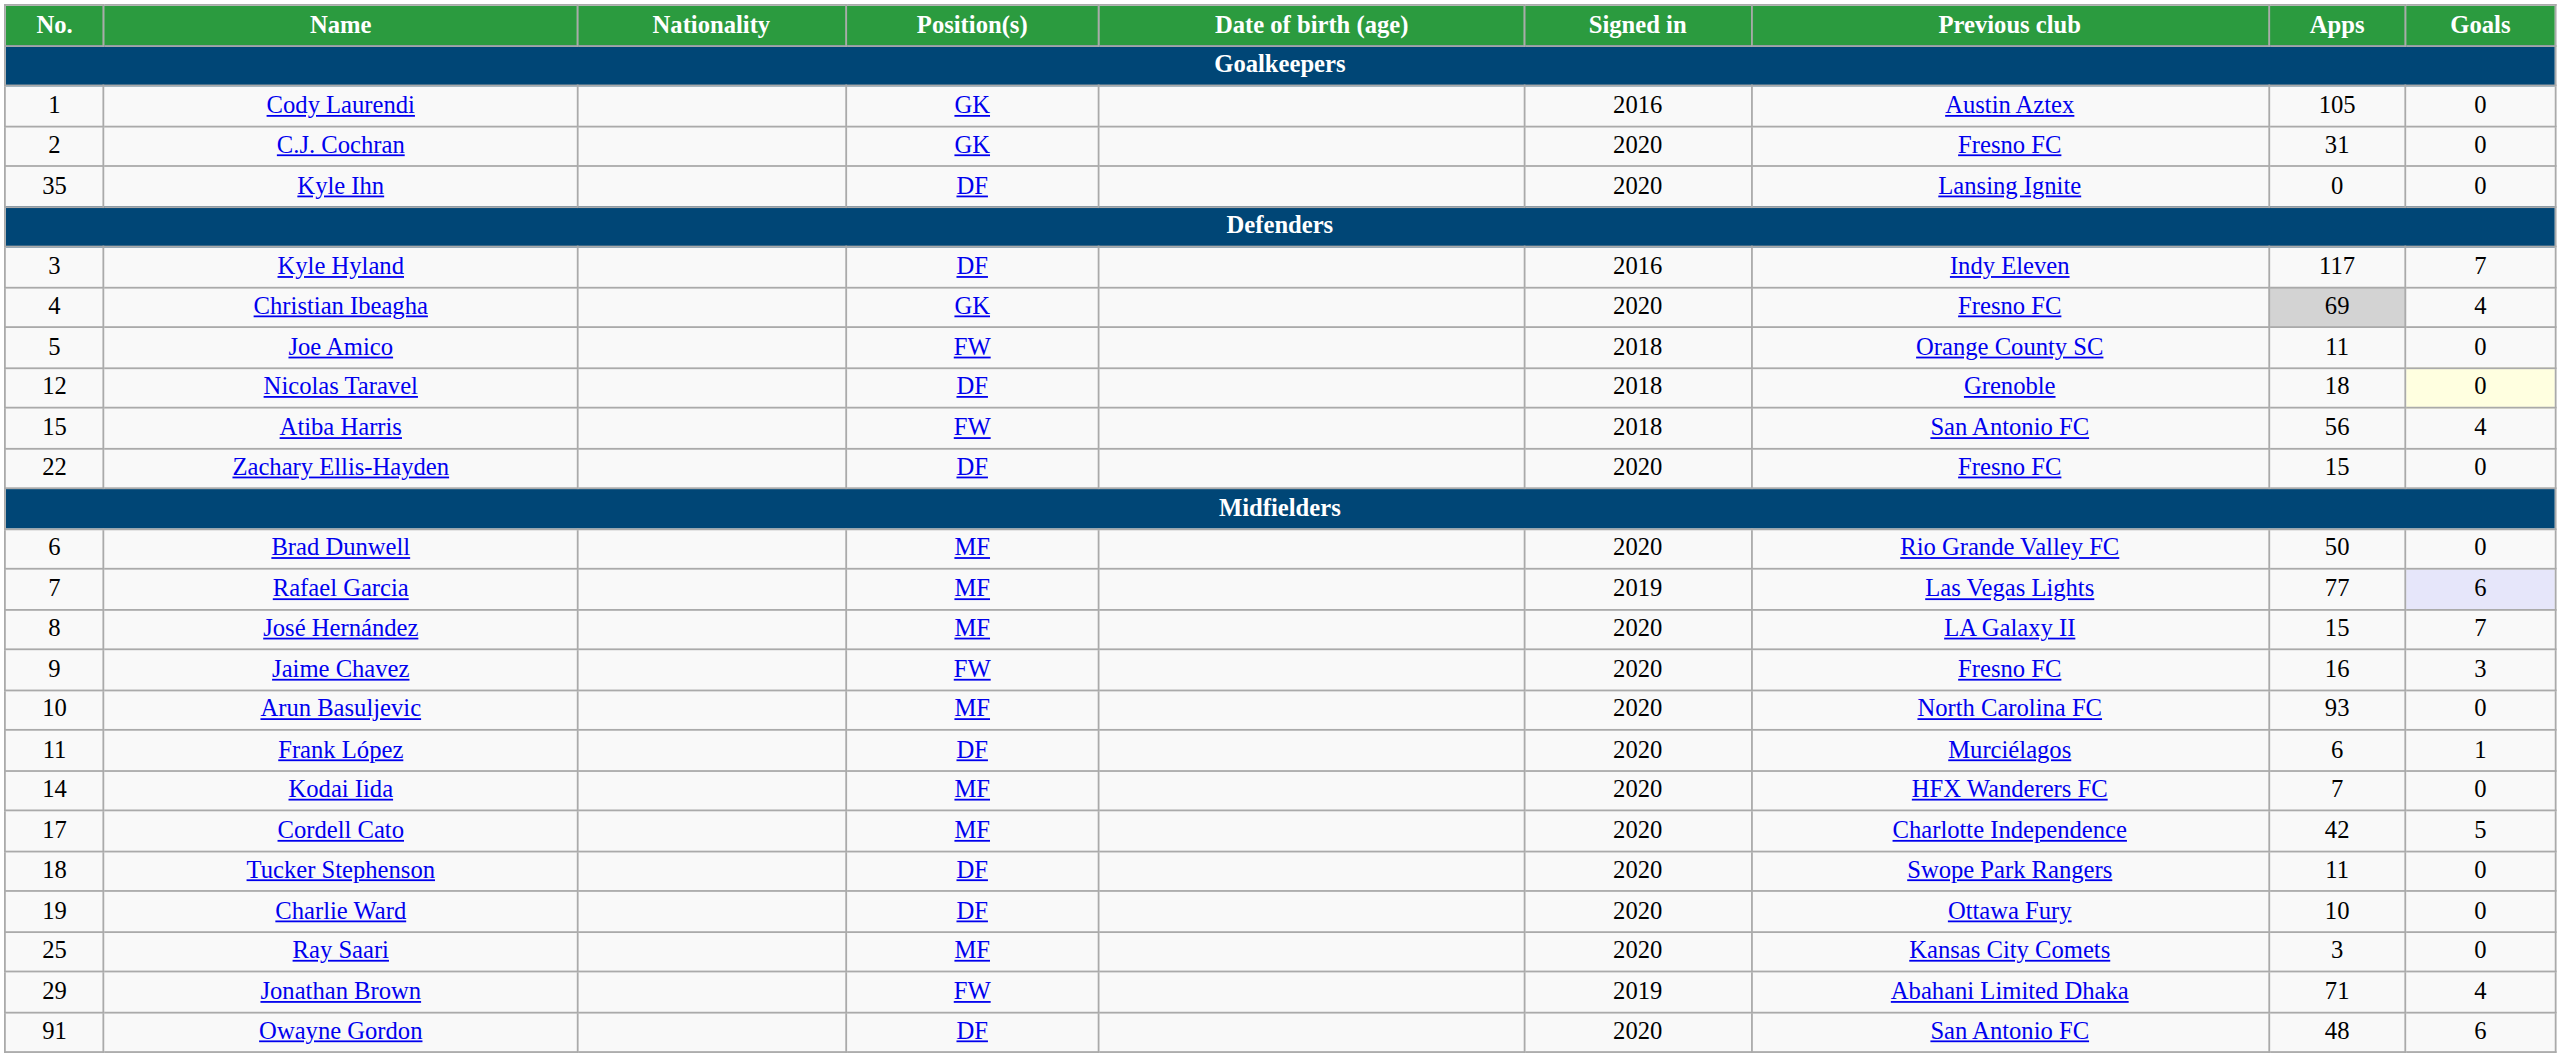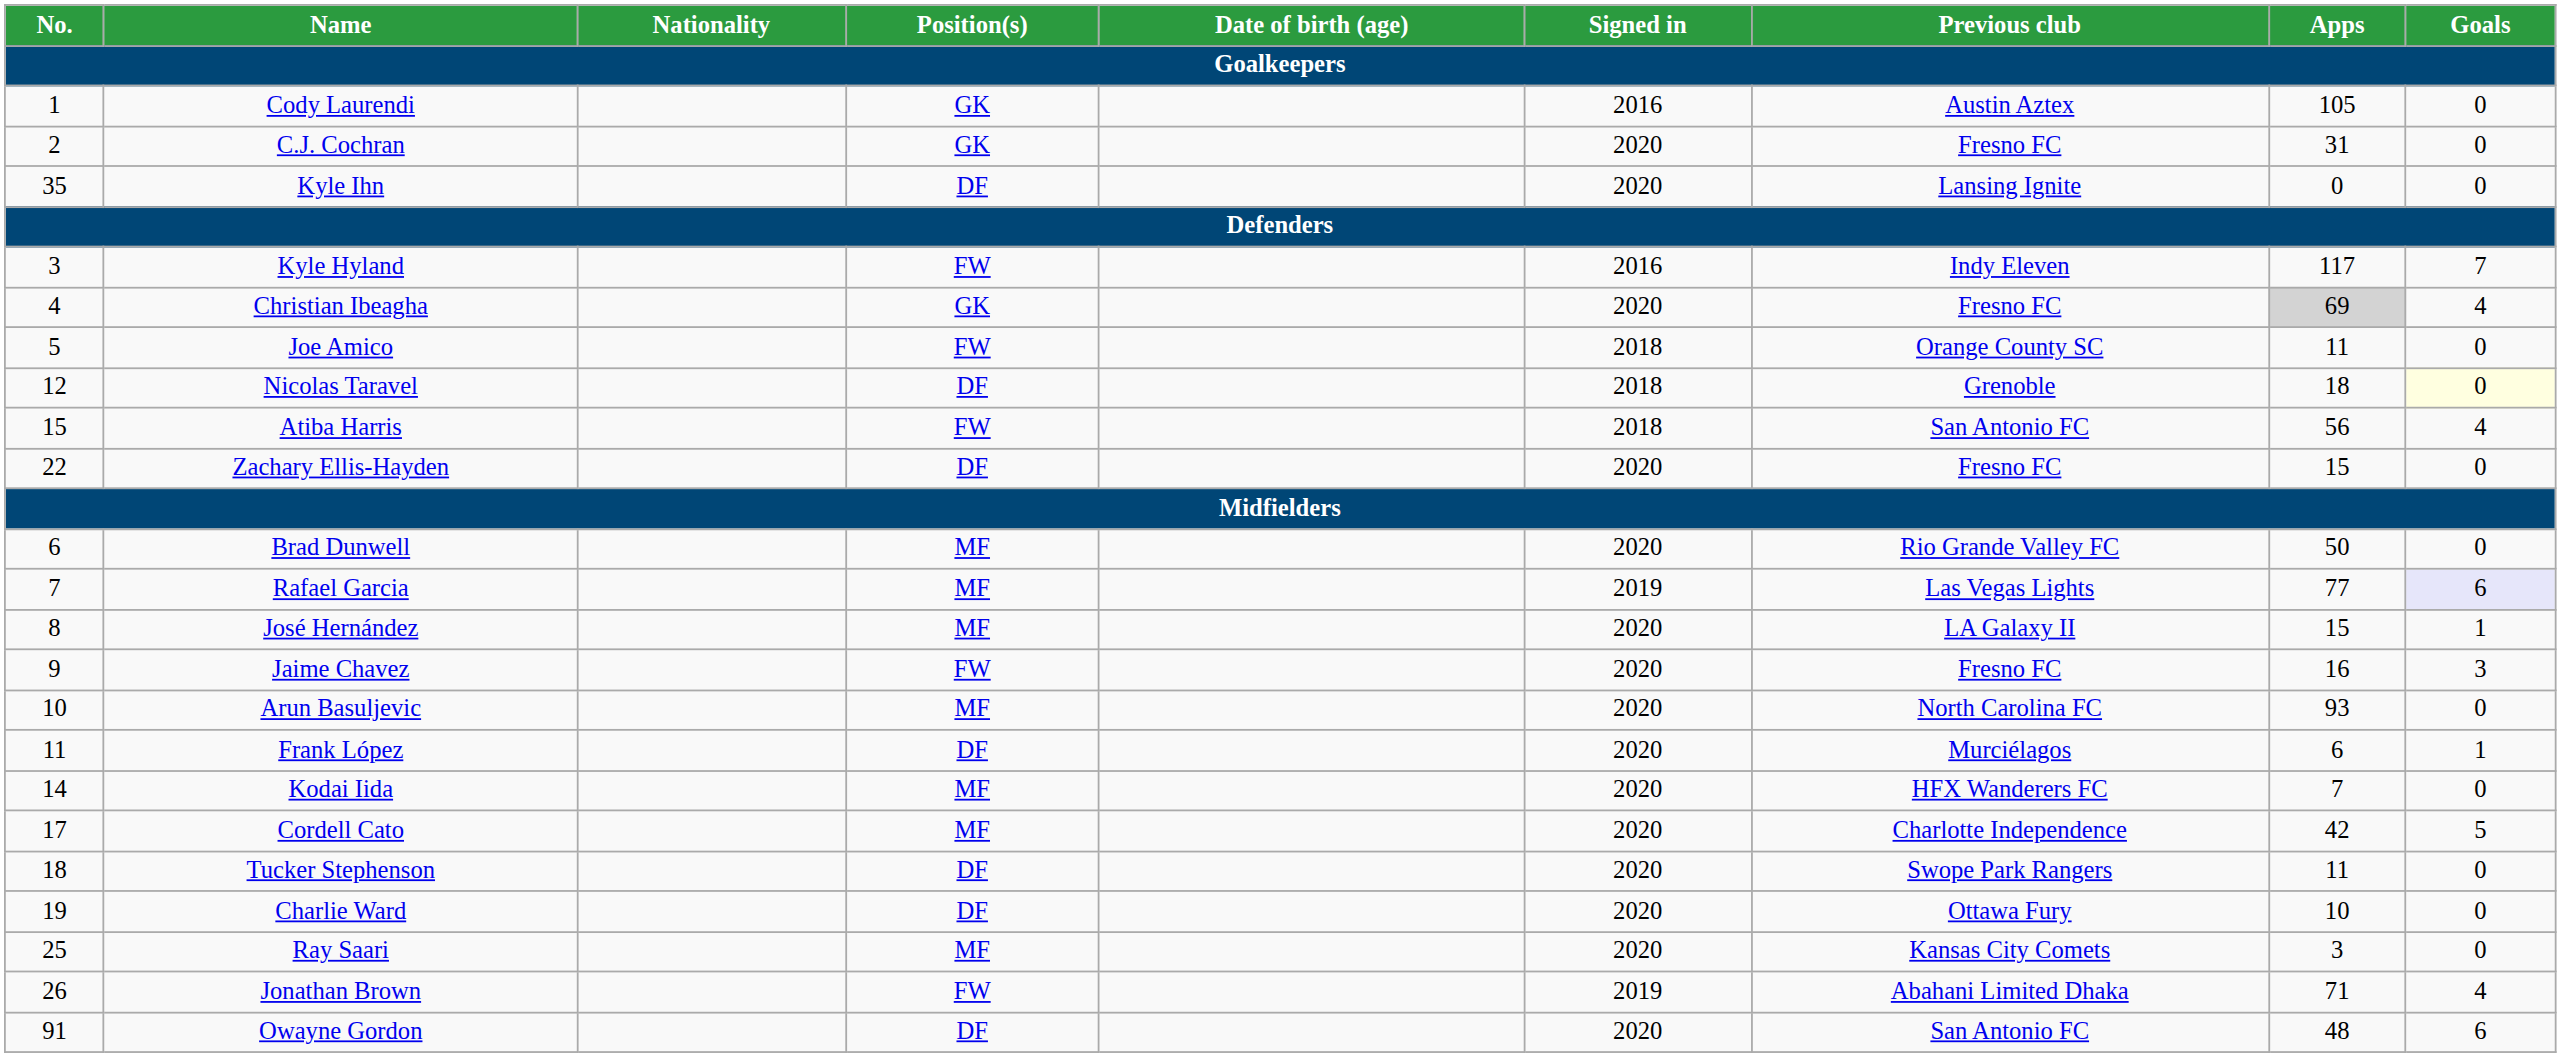(972, 266) DF -> (972, 266) FW
(2480, 628) 7 -> (2480, 628) 1
(55, 990) 29 -> (55, 990) 26
